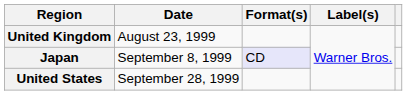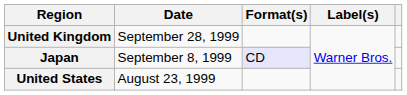(166, 36) August 23, 1999 -> (178, 36) September 28, 1999
(178, 79) September 28, 1999 -> (166, 79) August 23, 1999
